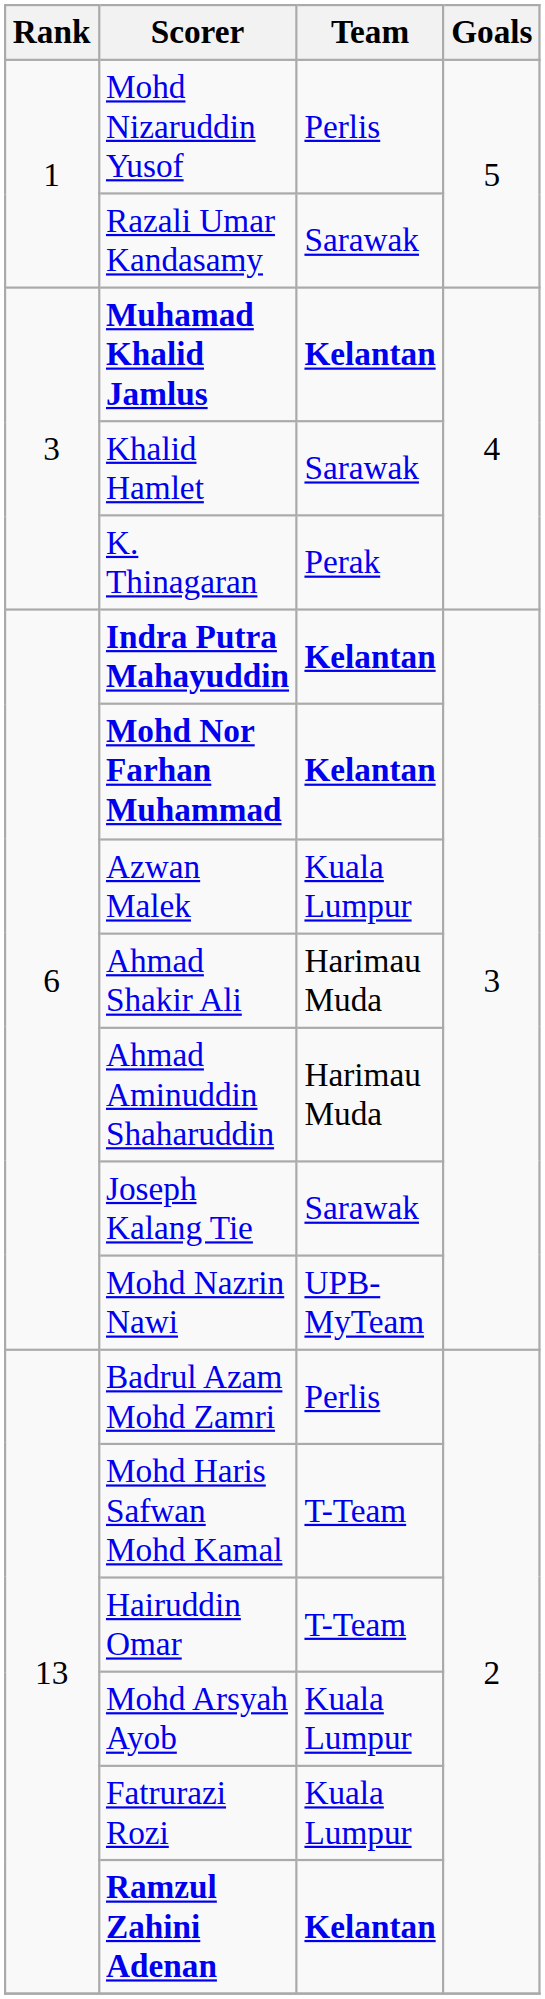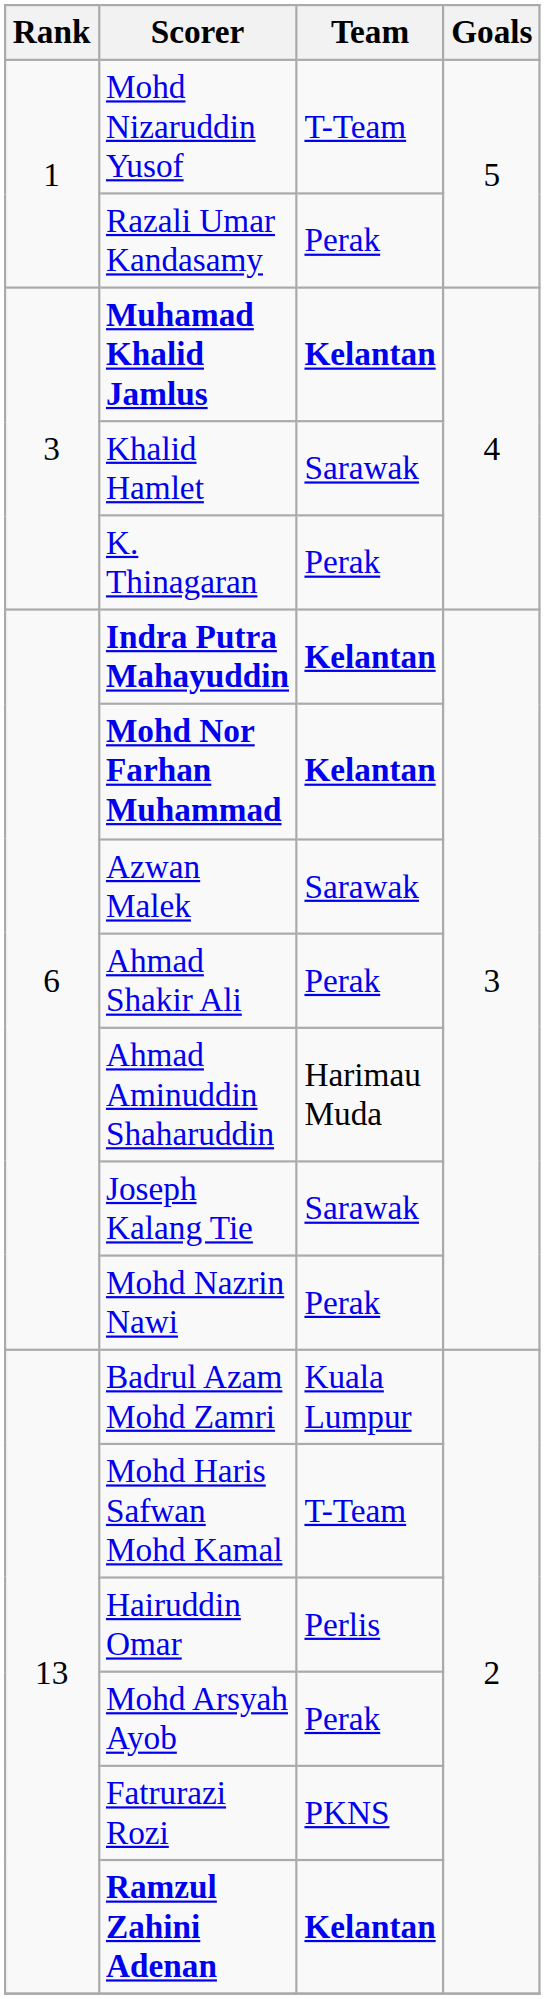(342, 126) Perlis -> (355, 126) T-Team
(362, 240) Sarawak -> (342, 240) Perak
(358, 885) Kuala Lumpur -> (362, 885) Sarawak
(363, 979) Harimau Muda -> (342, 979) Perak
(364, 1301) UPB-MyTeam -> (342, 1301) Perak
(342, 1396) Perlis -> (358, 1396) Kuala Lumpur
(355, 1624) T-Team -> (342, 1624) Perlis
(358, 1718) Kuala Lumpur -> (342, 1718) Perak
(358, 1812) Kuala Lumpur -> (347, 1812) PKNS
